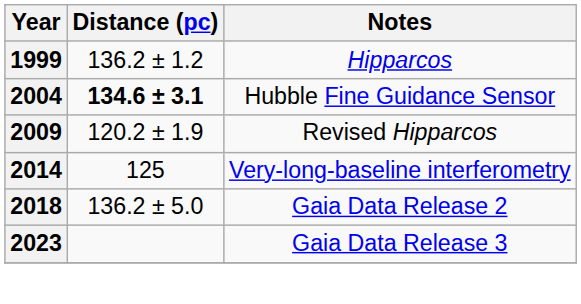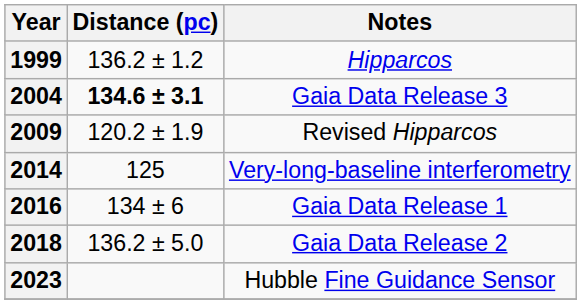(400, 96) Hubble Fine Guidance Sensor -> (400, 96) Gaia Data Release 3
+ row: (36, 206)
(400, 243) Gaia Data Release 3 -> (400, 280) Hubble Fine Guidance Sensor
